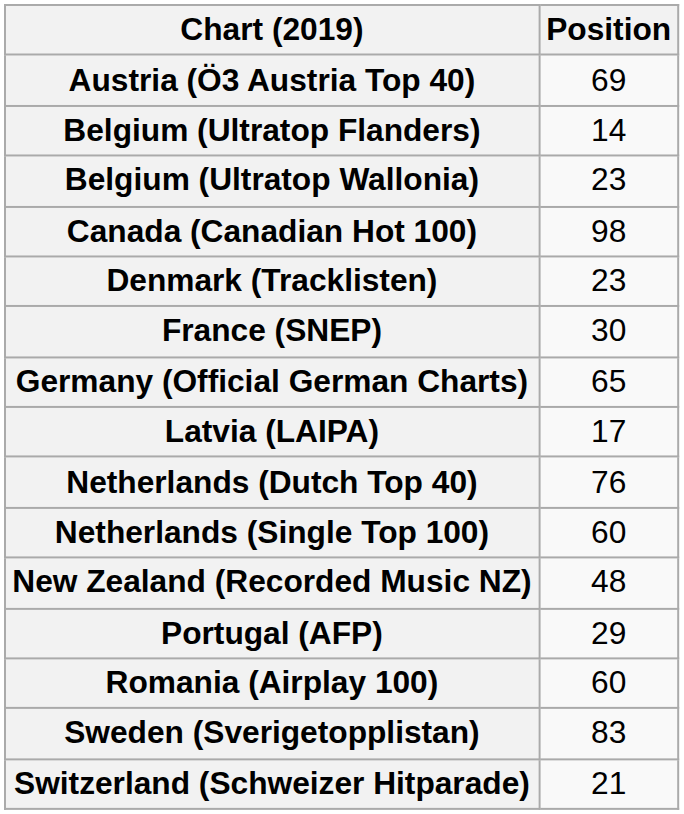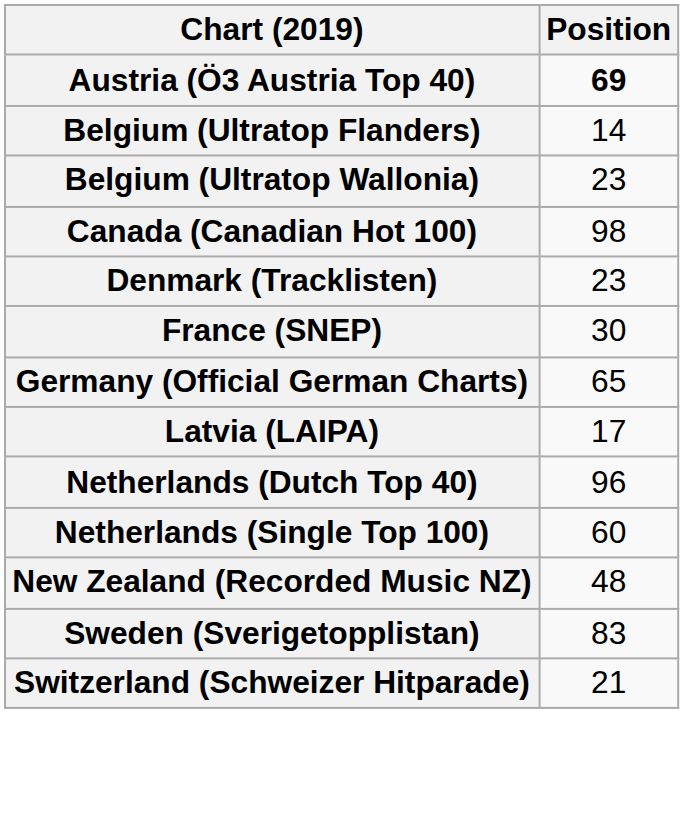(609, 79) normal -> (609, 79) bold
(609, 481) 76 -> (609, 481) 96
- row: (272, 632)
- row: (272, 682)
